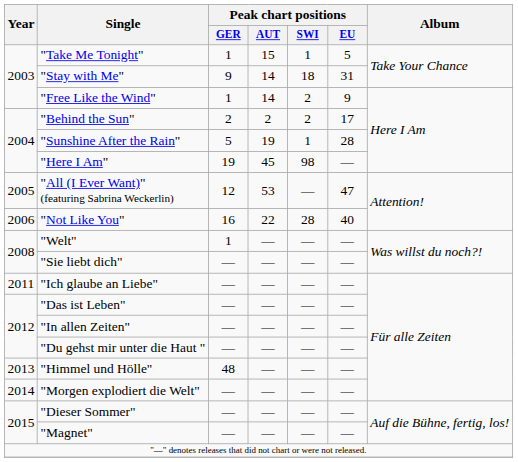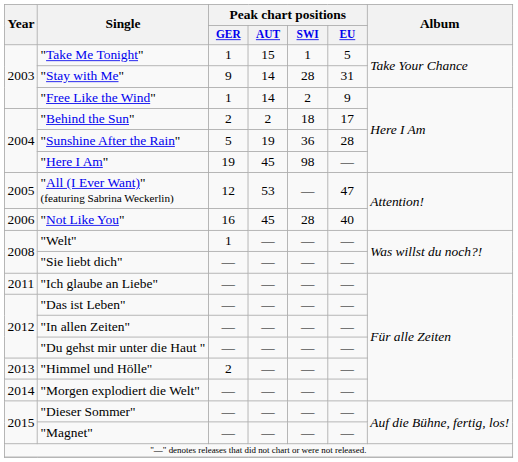(308, 76) 18 -> (308, 76) 28
(308, 119) 2 -> (308, 119) 18
(308, 140) 1 -> (308, 140) 36
(268, 219) 22 -> (268, 219) 45
(228, 368) 48 -> (228, 368) 2
